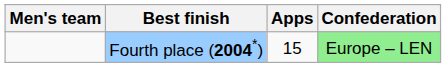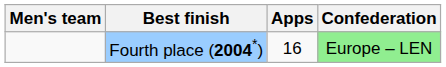(292, 47) 15 -> (292, 47) 16
